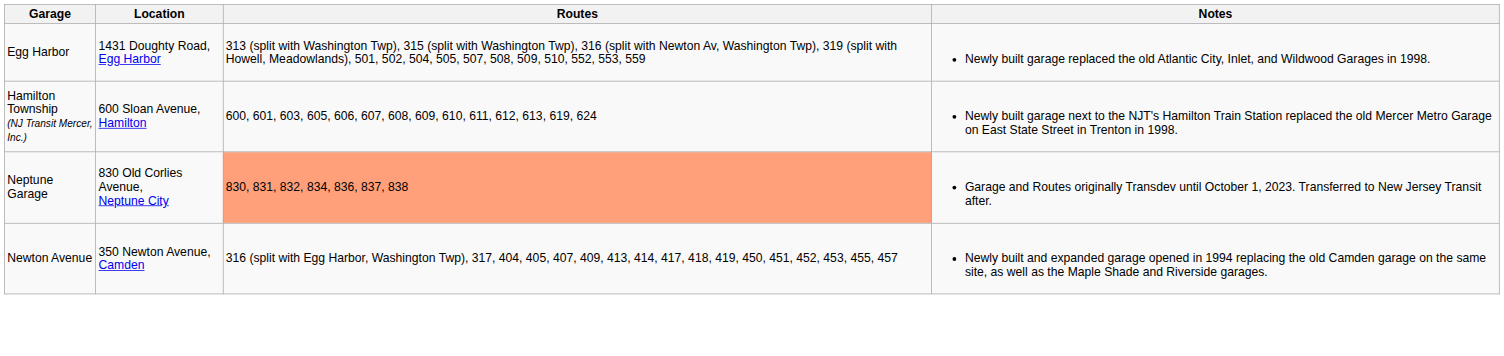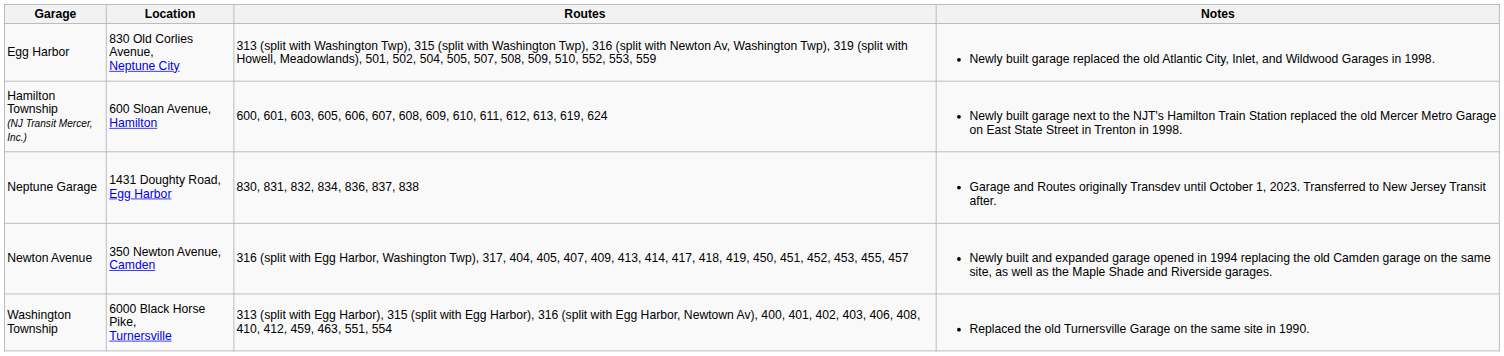(154, 52) 1431 Doughty Road, Egg Harbor -> (151, 52) 830 Old Corlies Avenue, Neptune City
(140, 187) 830 Old Corlies Avenue, Neptune City -> (165, 187) 1431 Doughty Road, Egg Harbor
(317, 187) lightsalmon background -> (328, 187) no background
+ row: (39, 322)
